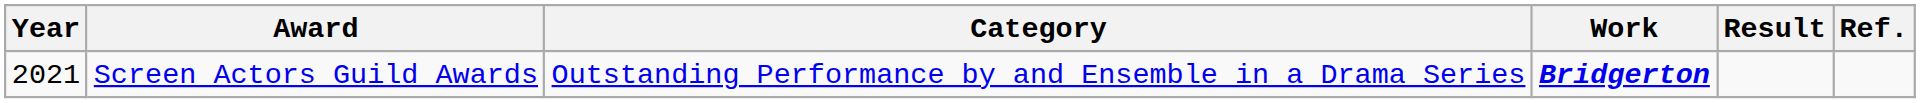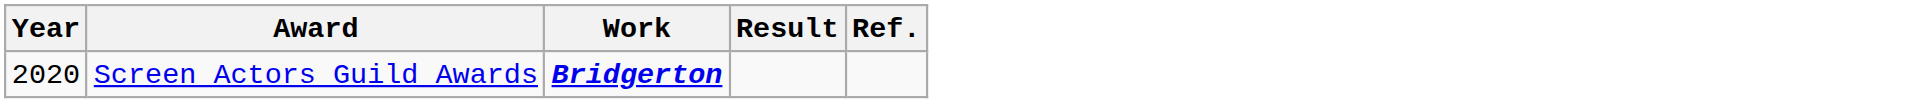- column: (1038, 28)
(46, 75) 2021 -> (46, 75) 2020
